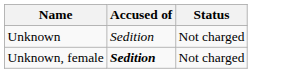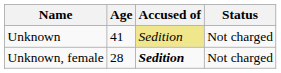+ column: (121, 15)
(132, 36) no background -> (161, 36) khaki background
